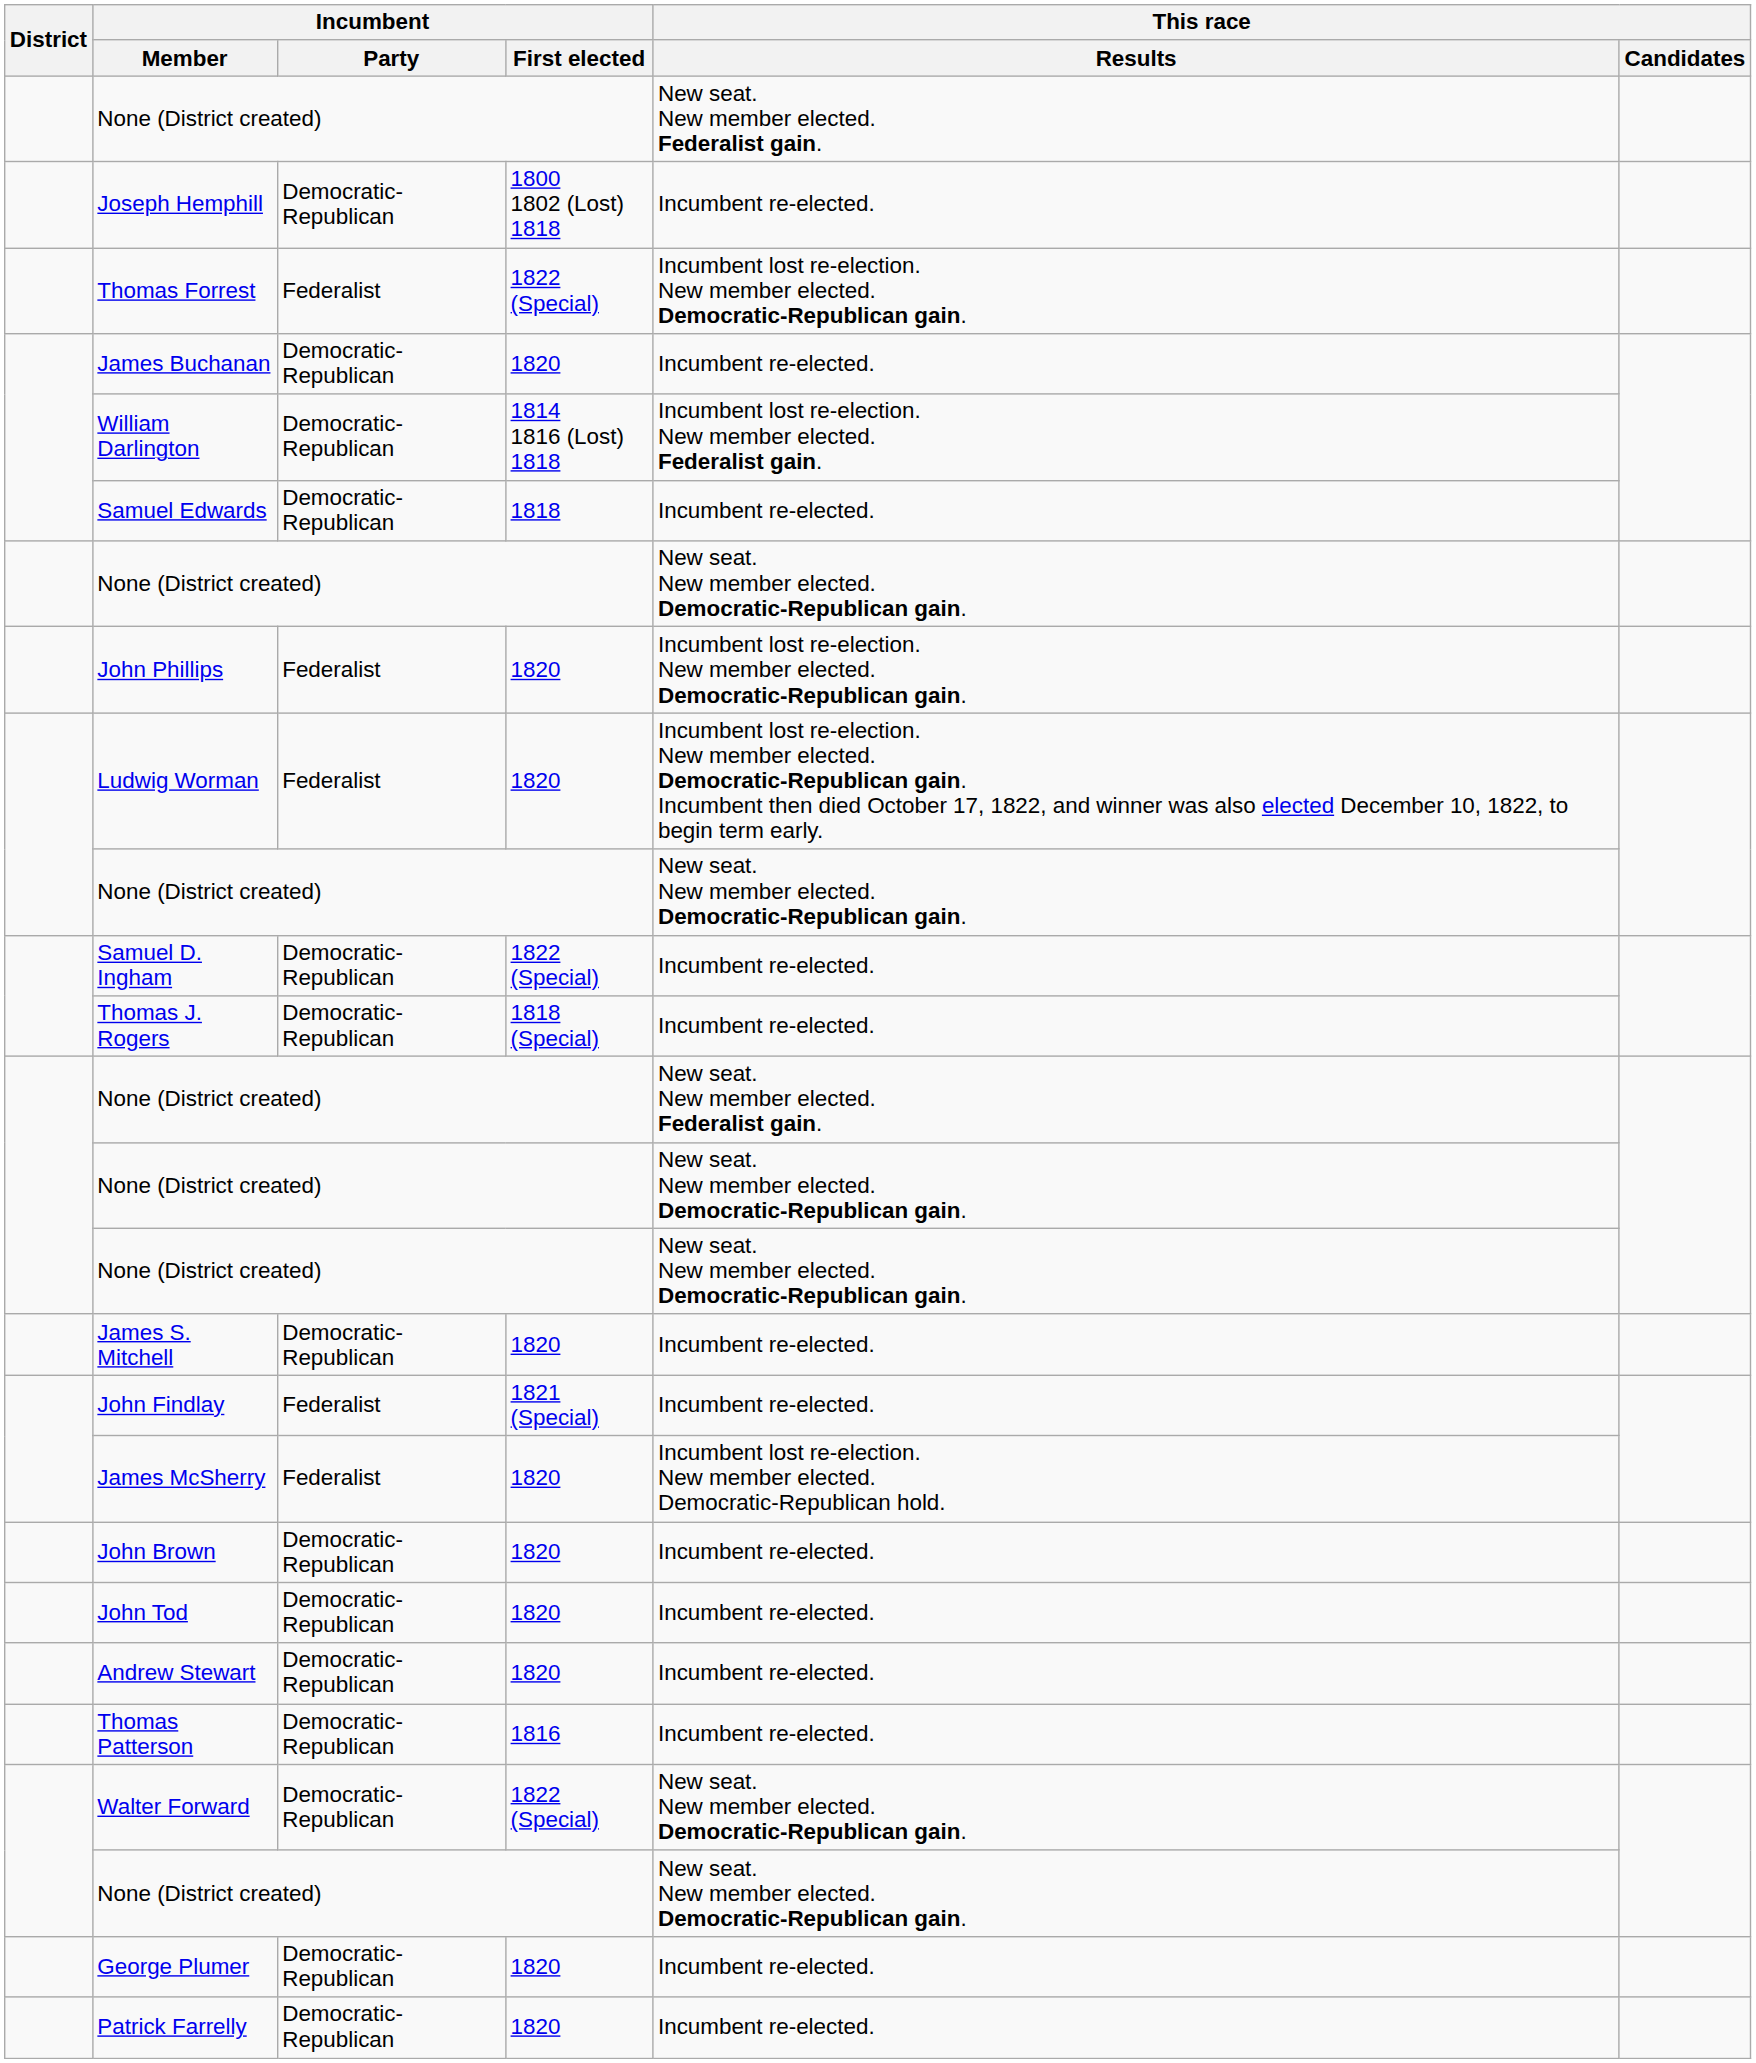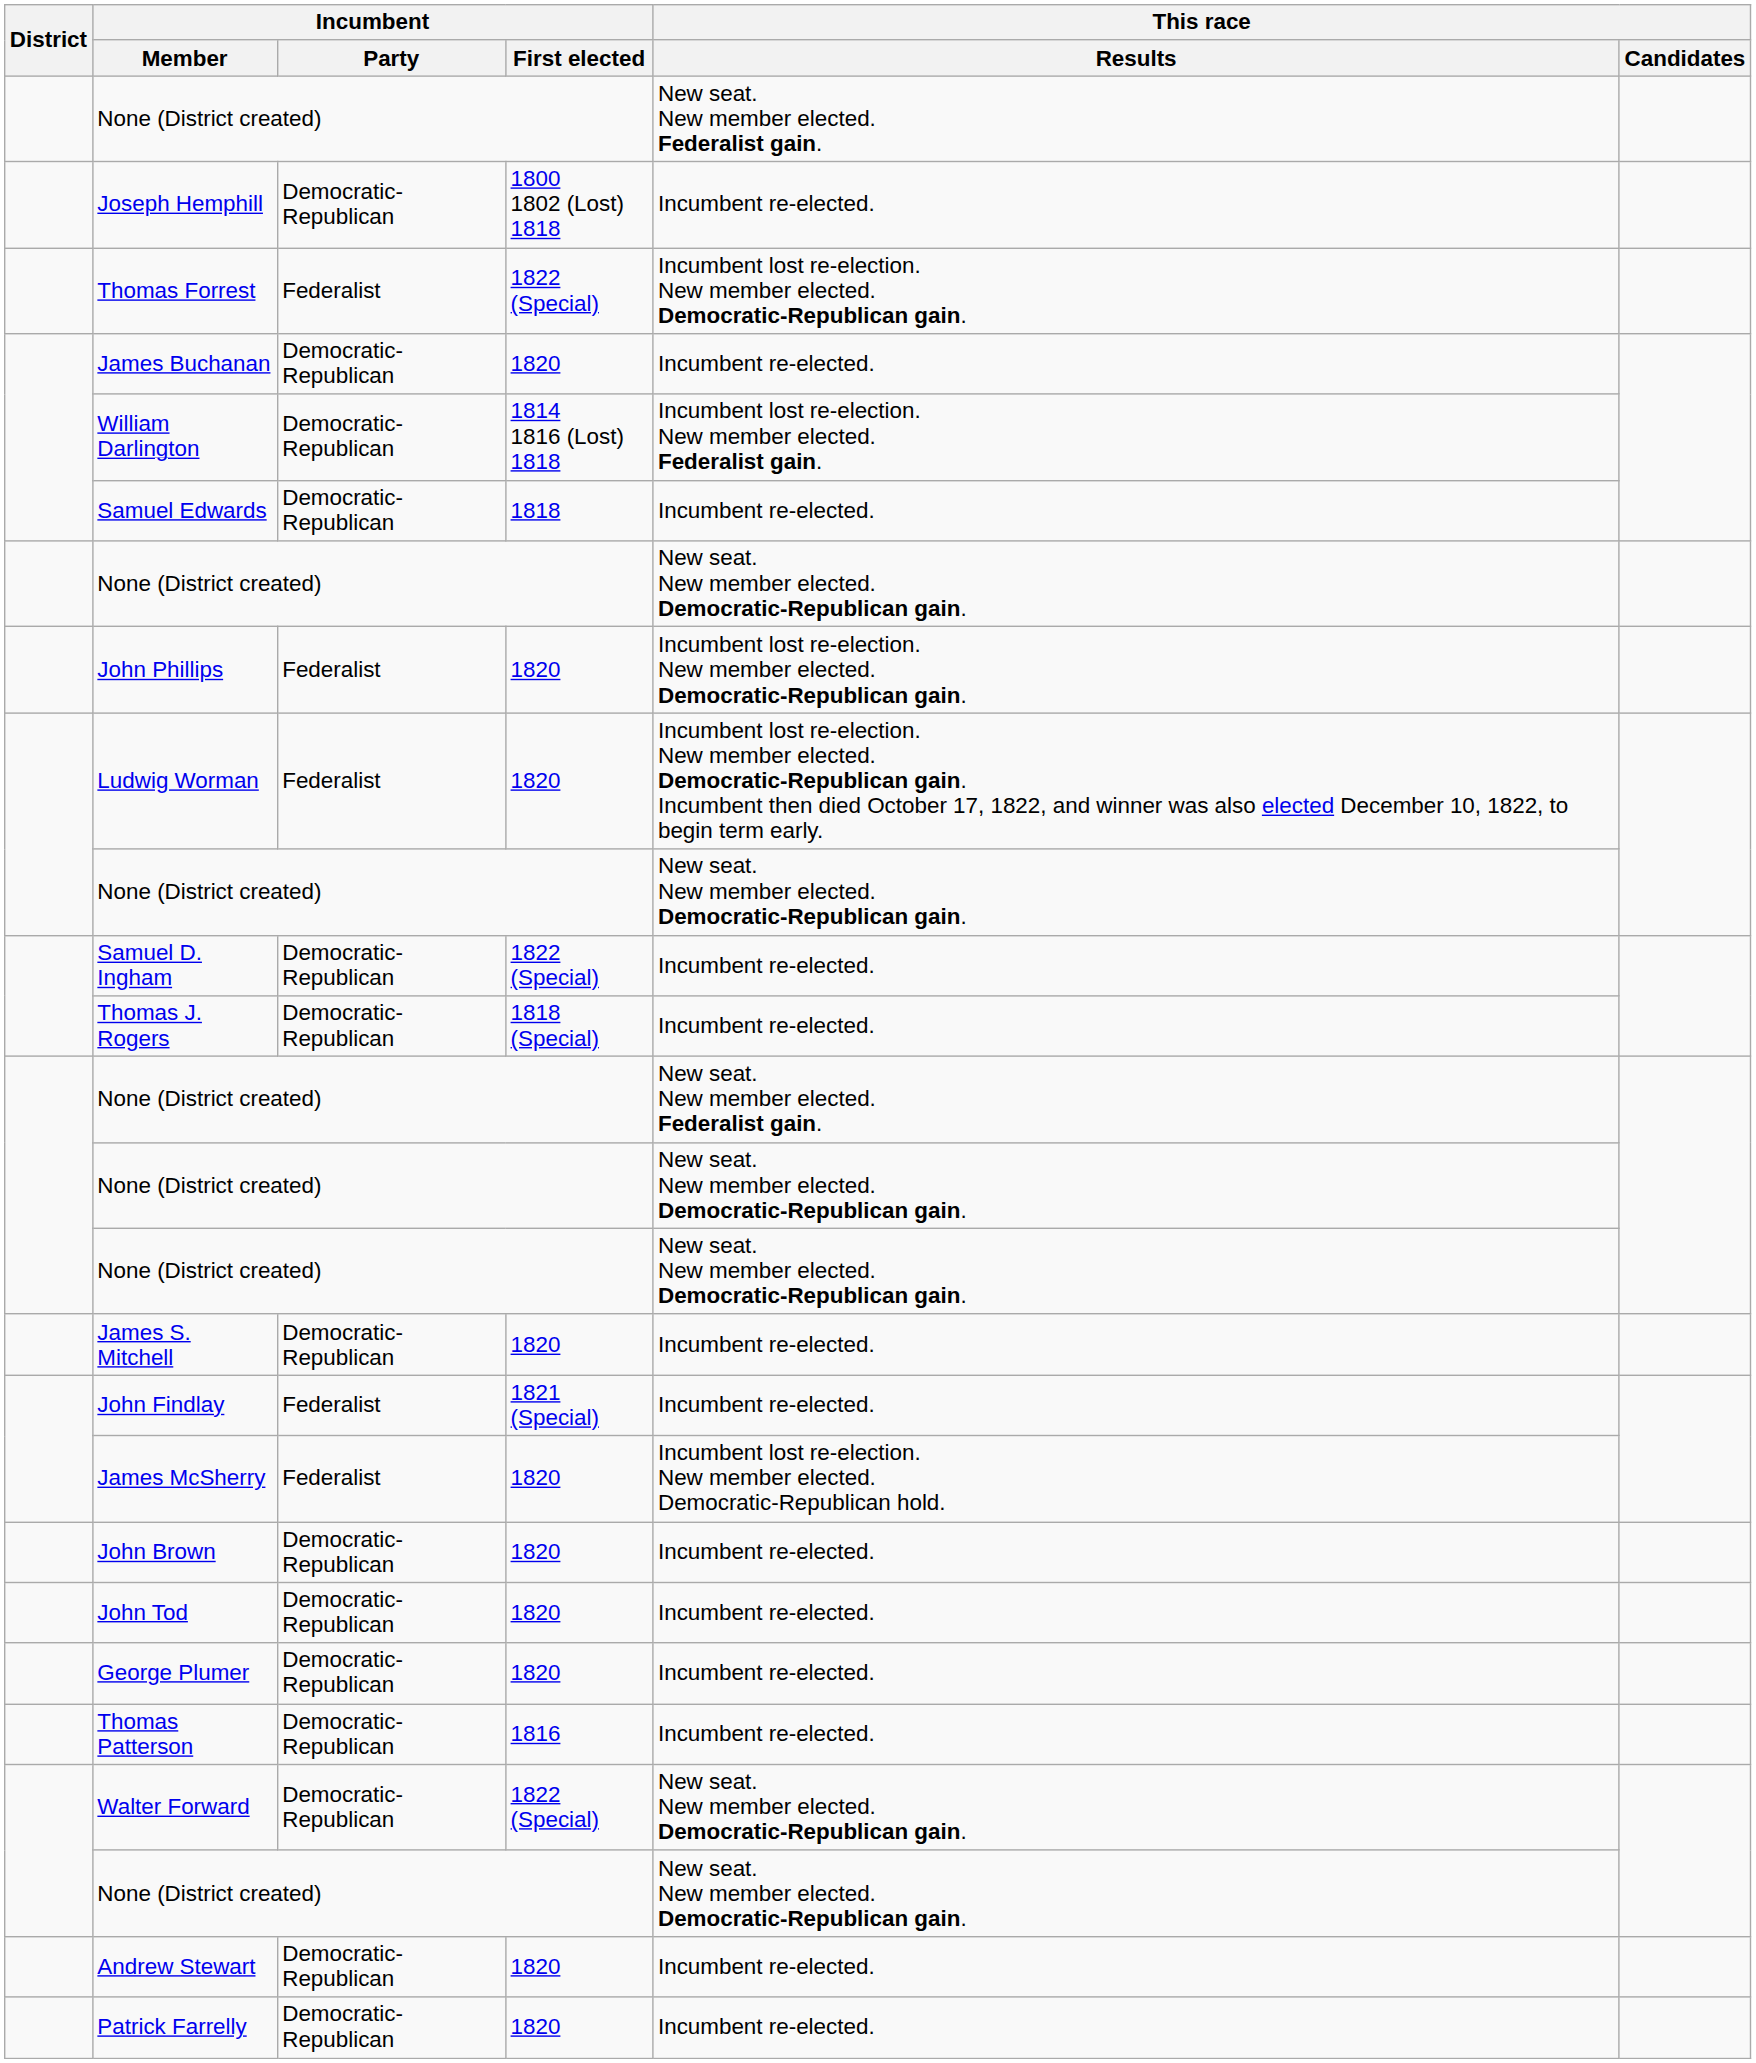rows swapped: (176, 1673) <-> (173, 1966)
